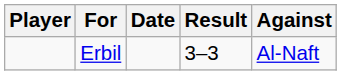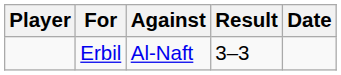columns swapped: (294, 20) <-> (153, 20)
